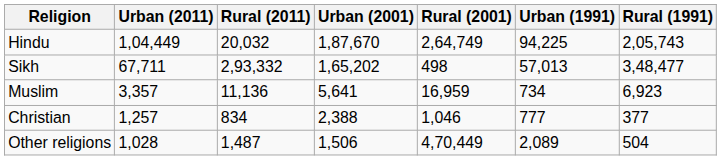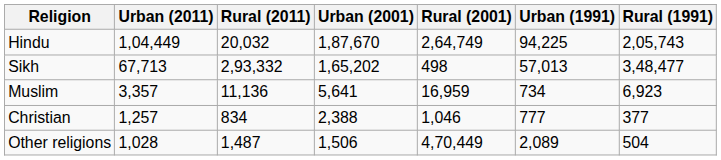(142, 67) 67,711 -> (143, 67) 67,713
